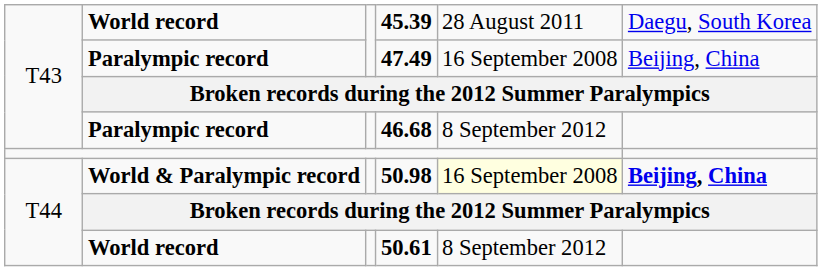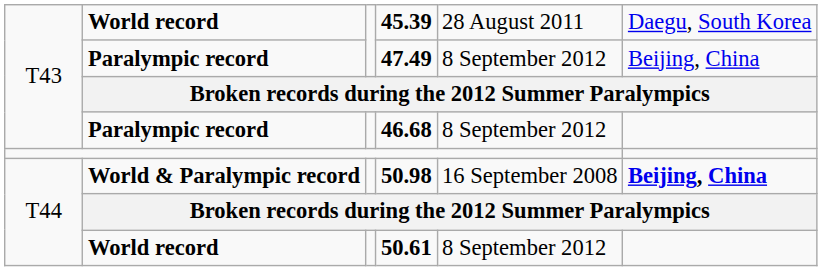(530, 58) 16 September 2008 -> (524, 58) 8 September 2012
(530, 175) lightyellow background -> (530, 175) no background
